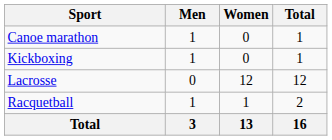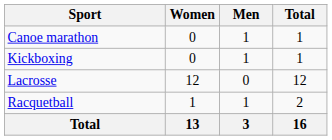columns swapped: (192, 15) <-> (246, 15)
